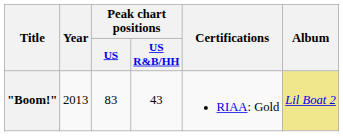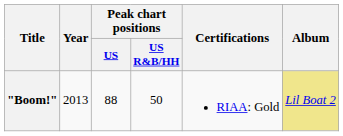(111, 100) 83 -> (111, 100) 88
(156, 100) 43 -> (156, 100) 50
